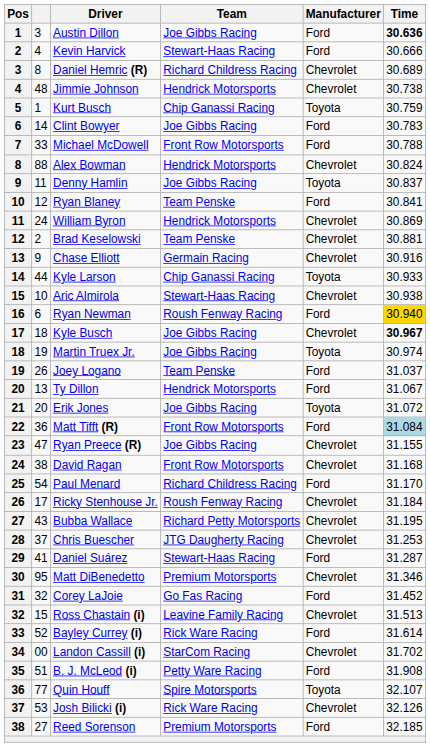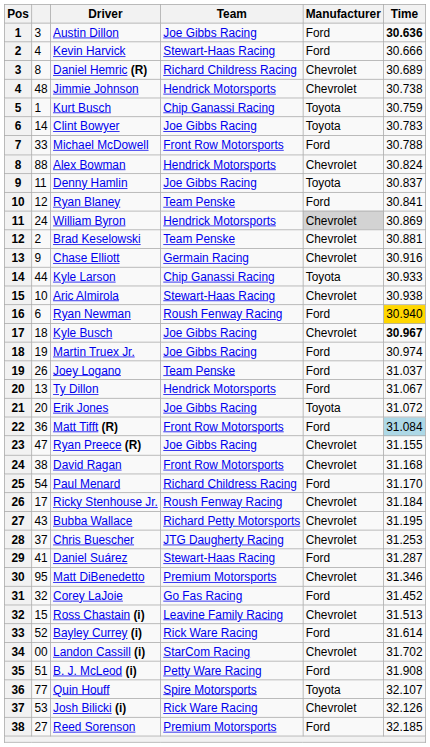(318, 127) Ford -> (323, 127) Toyota
(331, 220) no background -> (331, 220) lightgrey background
(323, 352) Toyota -> (318, 352) Ford
